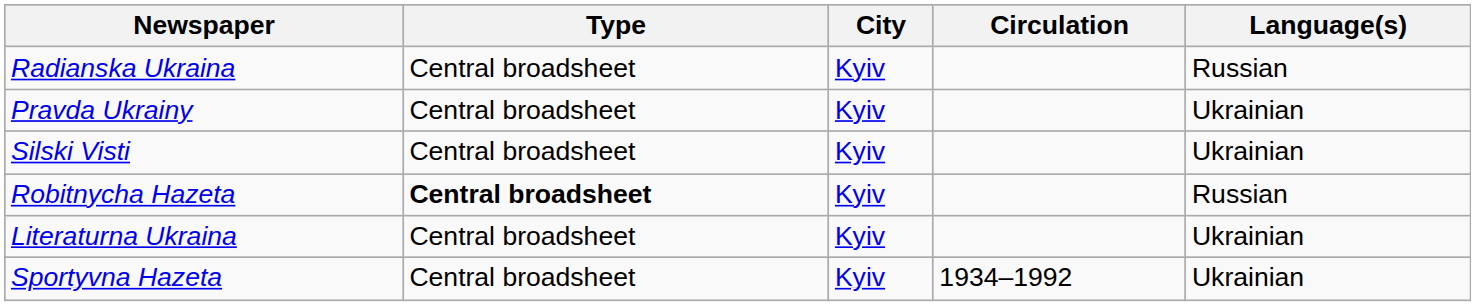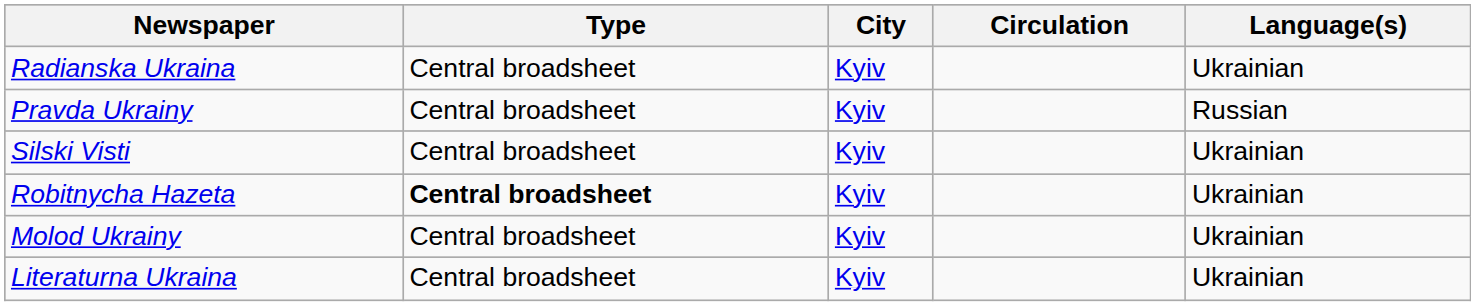(1240, 67) Russian -> (1248, 67) Ukrainian
(1248, 109) Ukrainian -> (1240, 109) Russian
(1240, 194) Russian -> (1248, 194) Ukrainian
+ row: (96, 236)
- row: (117, 278)
